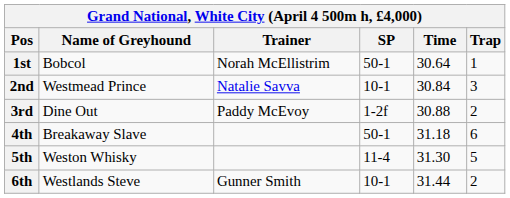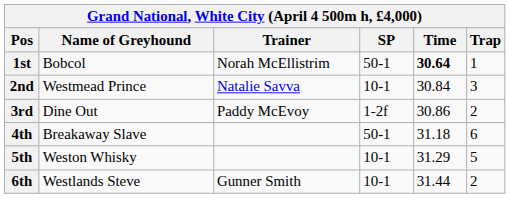(433, 63) normal -> (433, 63) bold
(433, 110) 30.88 -> (433, 110) 30.86
(377, 157) 11-4 -> (377, 157) 10-1
(433, 157) 31.30 -> (433, 157) 31.29
